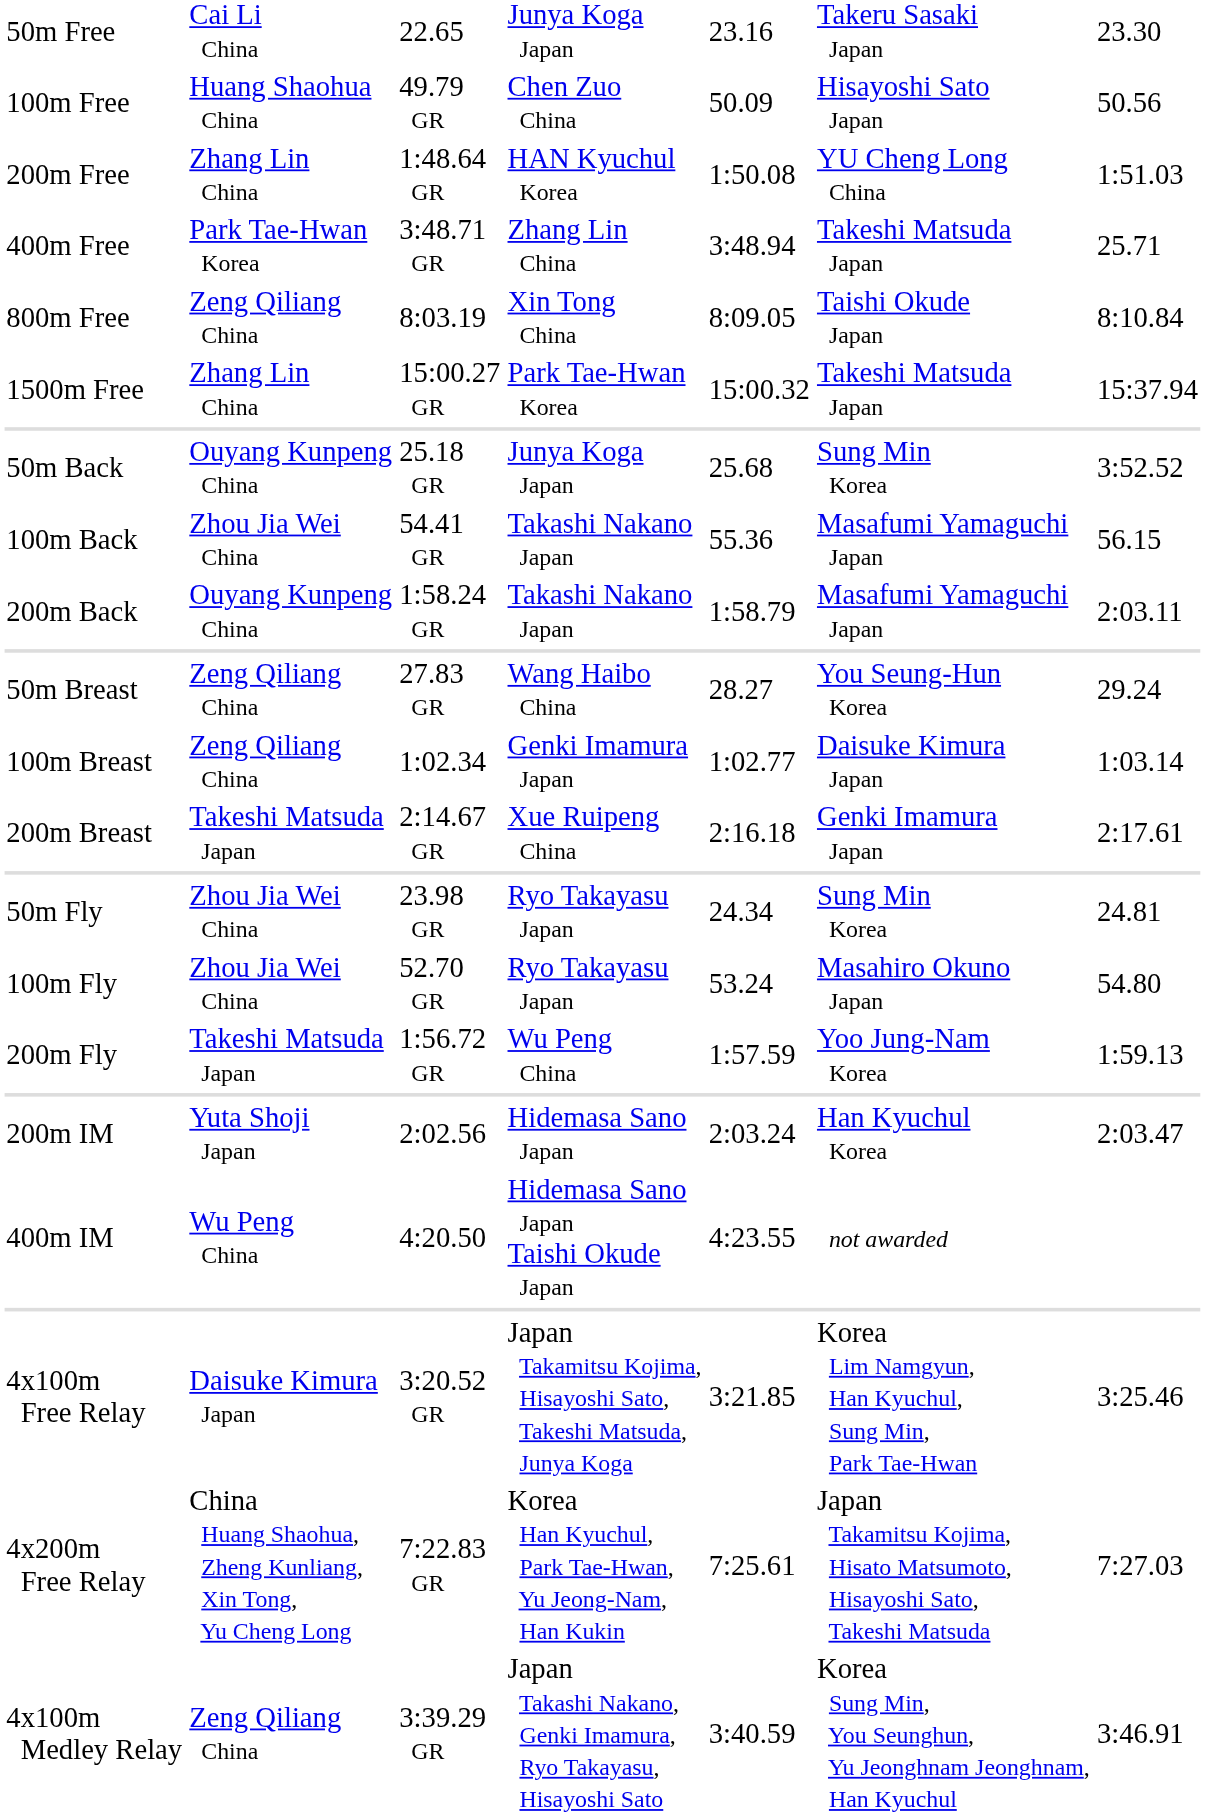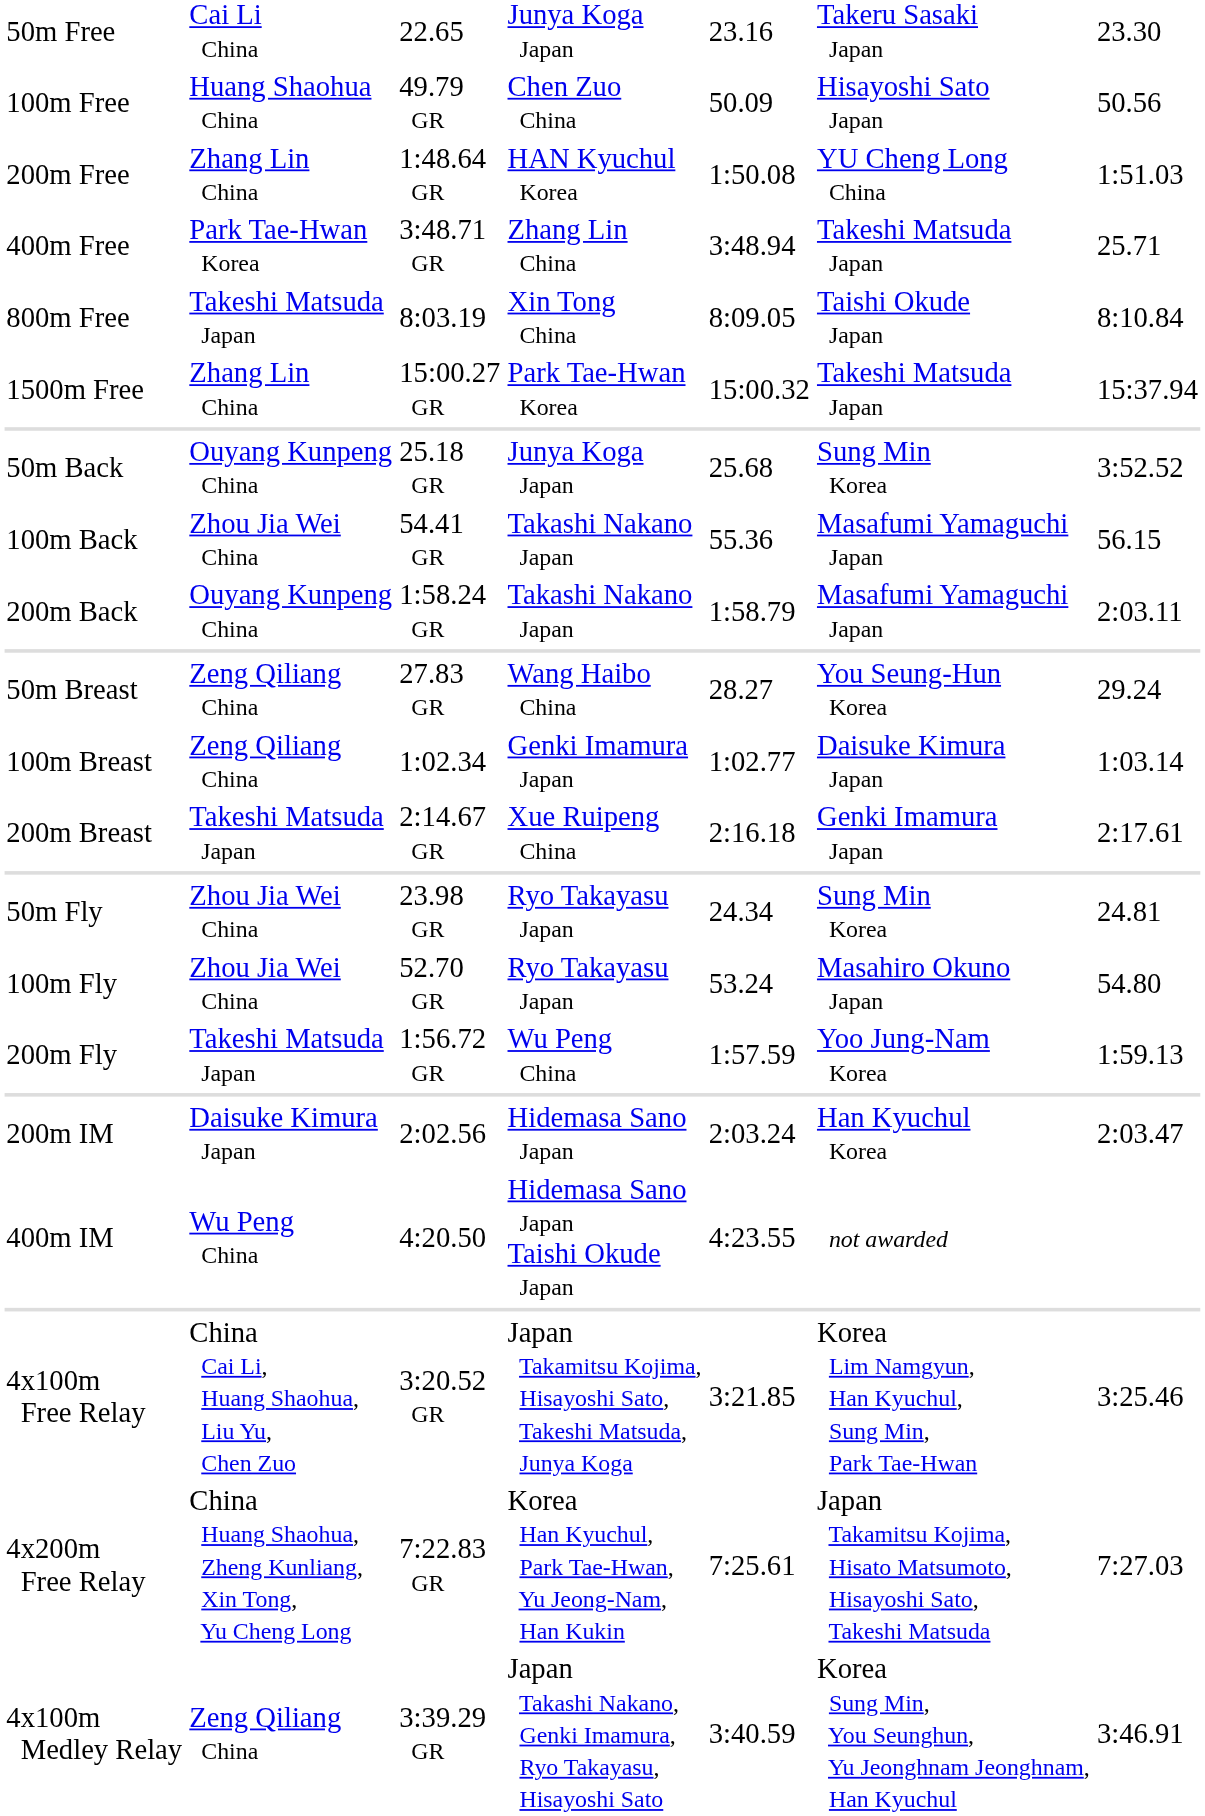(265, 317) Zeng Qiliang China -> (287, 317) Takeshi Matsuda Japan
(249, 1133) Yuta Shoji Japan -> (284, 1133) Daisuke Kimura Japan
(284, 1396) Daisuke Kimura Japan -> (274, 1396) China Cai Li, Huang Shaohua, Liu Yu, Chen Zuo
